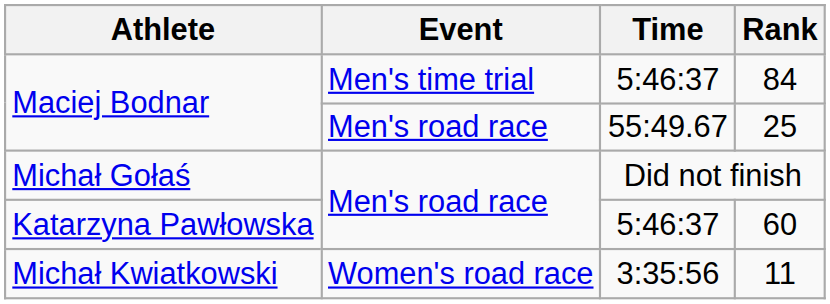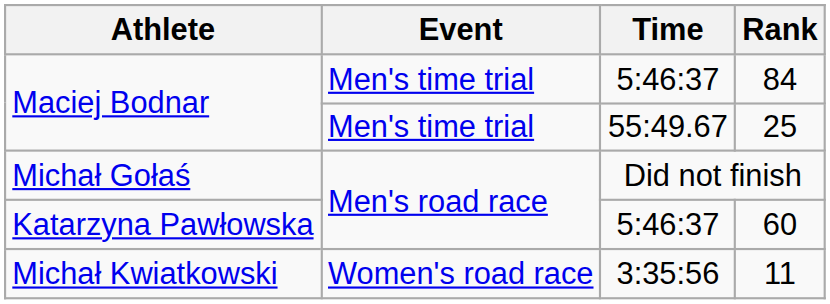(438, 127) Men's road race -> (431, 127) Men's time trial
